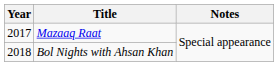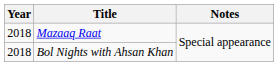(19, 33) 2017 -> (19, 33) 2018
